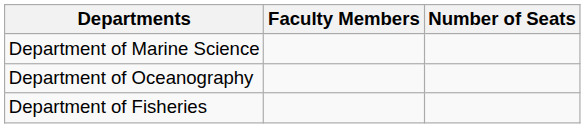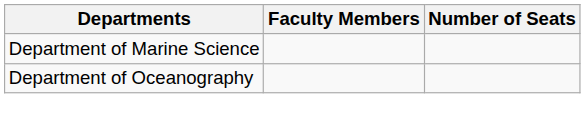- row: (108, 107)
